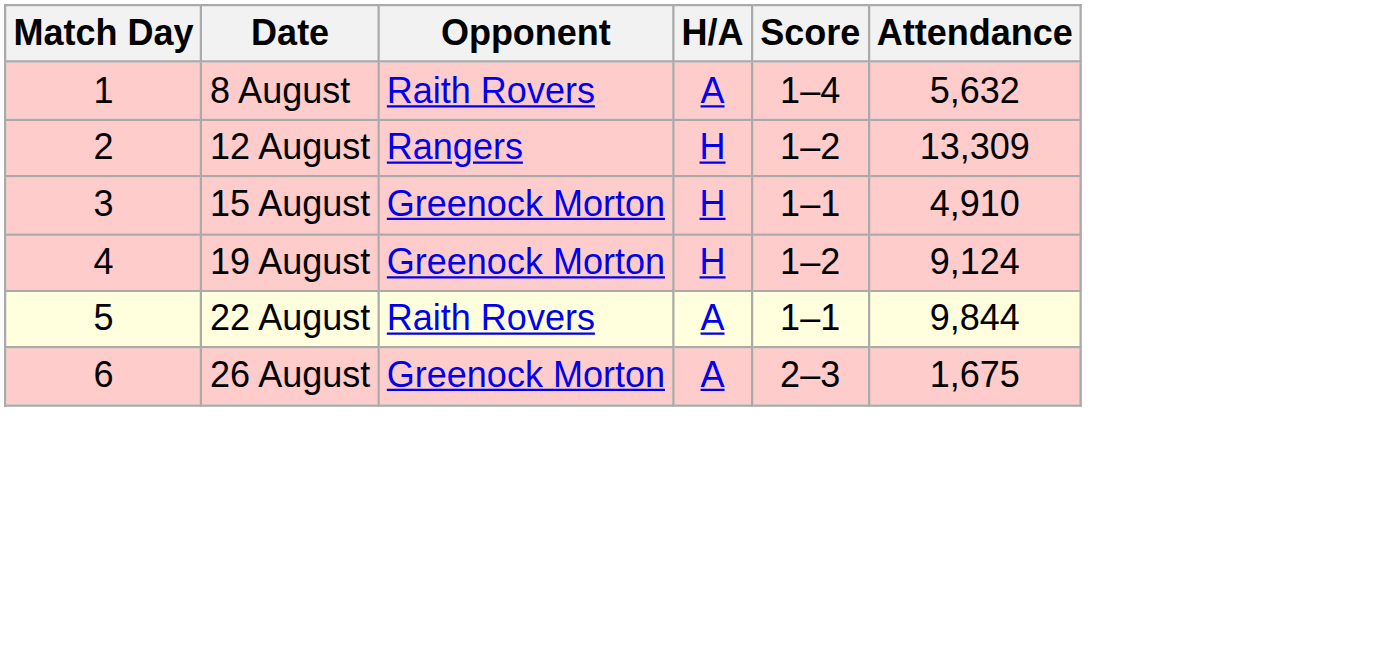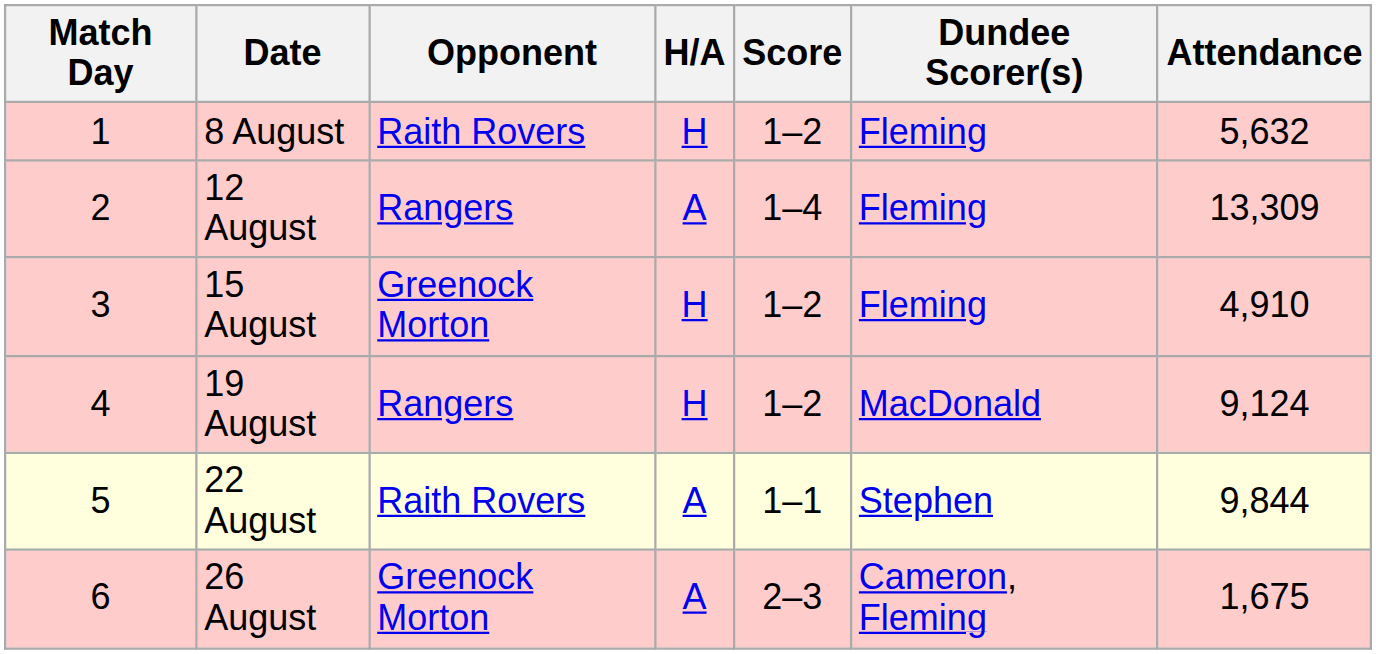+ column: (1004, 53)
(713, 90) A -> (695, 130) H
(810, 90) 1–4 -> (792, 130) 1–2
(713, 147) H -> (695, 207) A
(810, 147) 1–2 -> (792, 207) 1–4
(810, 204) 1–1 -> (792, 305) 1–2
(526, 261) Greenock Morton -> (445, 403) Rangers
